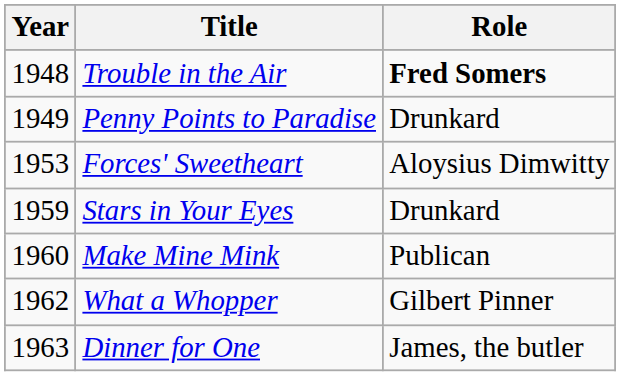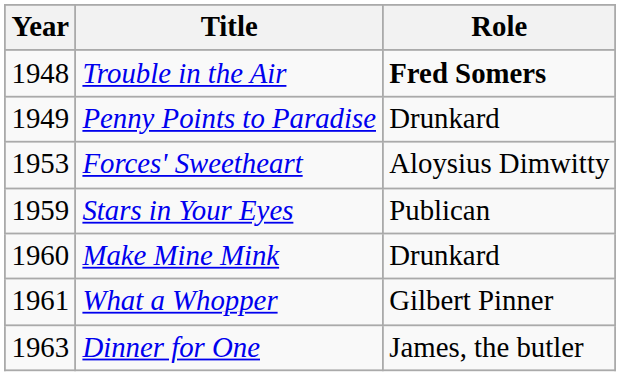(444, 210) Drunkard -> (440, 210) Publican
(440, 255) Publican -> (444, 255) Drunkard
(40, 301) 1962 -> (40, 301) 1961
